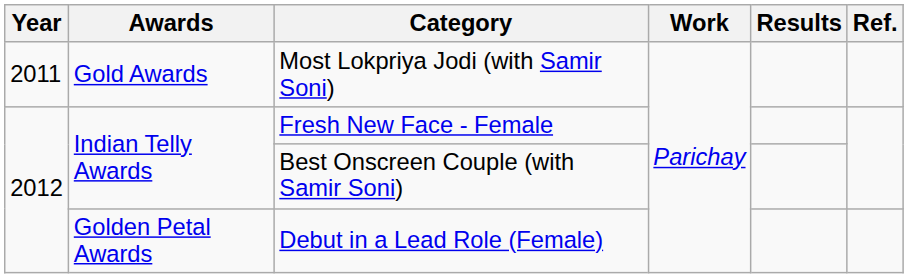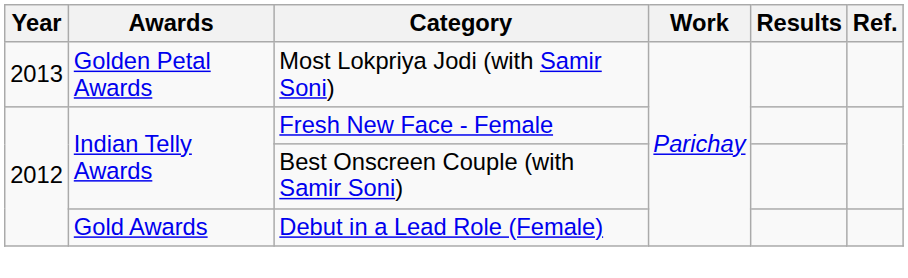(36, 74) 2011 -> (37, 74) 2013
(141, 74) Gold Awards -> (142, 74) Golden Petal Awards
(142, 240) Golden Petal Awards -> (141, 226) Gold Awards
